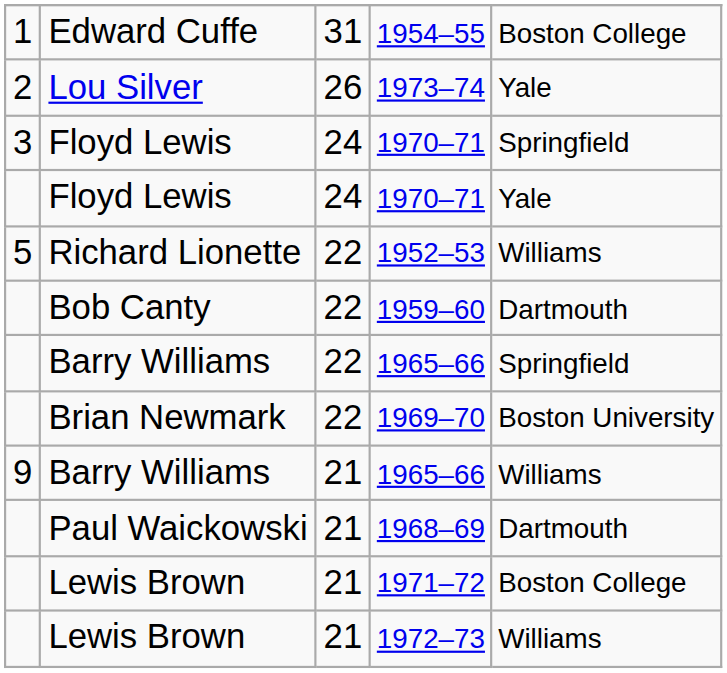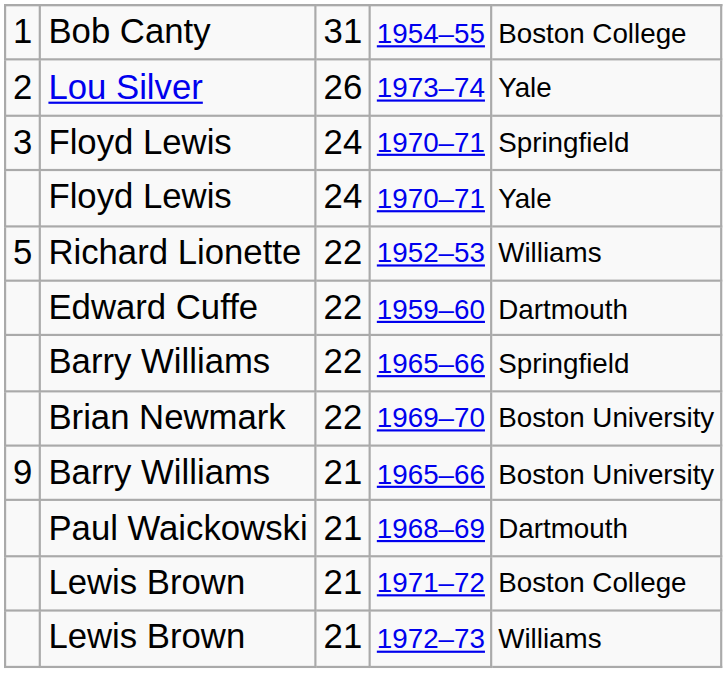(153, 32) Edward Cuffe -> (129, 32) Bob Canty
(129, 307) Bob Canty -> (153, 307) Edward Cuffe
(550, 473) Williams -> (606, 473) Boston University
